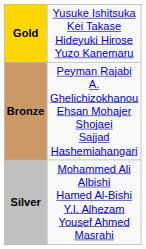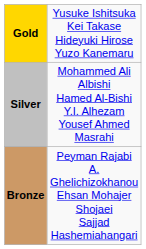rows swapped: (26, 201) <-> (26, 110)
